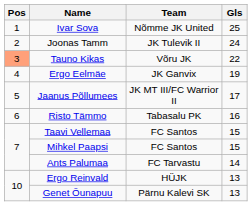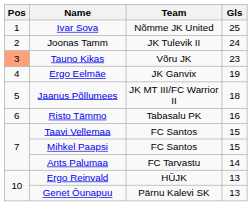(235, 59) 22 -> (235, 59) 23
(235, 95) 17 -> (235, 95) 18
